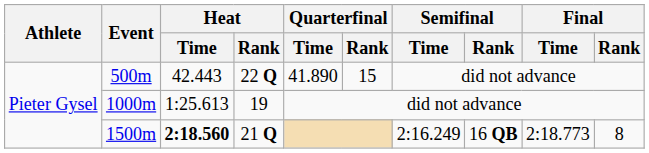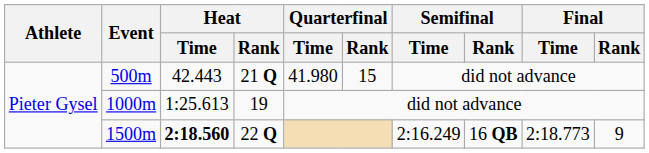(259, 76) 22 Q -> (259, 76) 21 Q
(313, 76) 41.890 -> (313, 76) 41.980
(259, 133) 21 Q -> (259, 133) 22 Q
(619, 133) 8 -> (619, 133) 9
